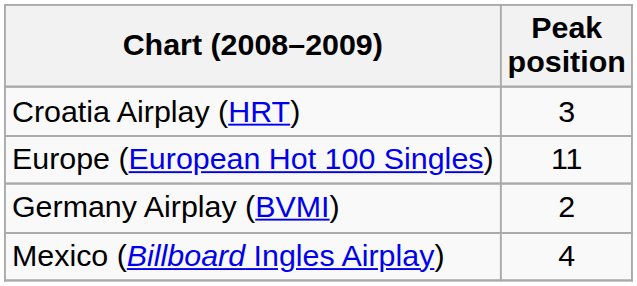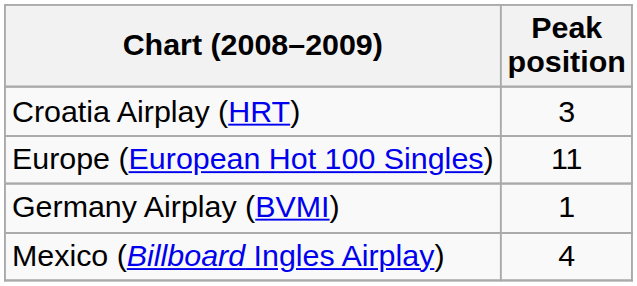(567, 207) 2 -> (567, 207) 1
